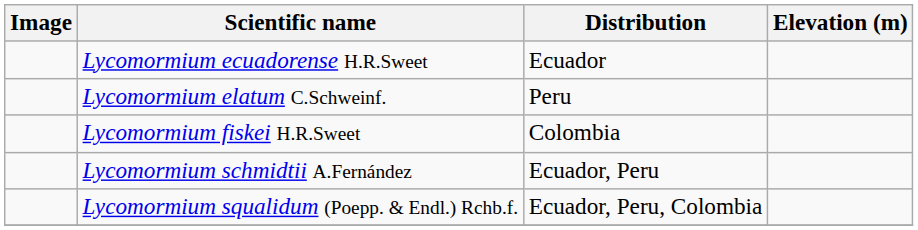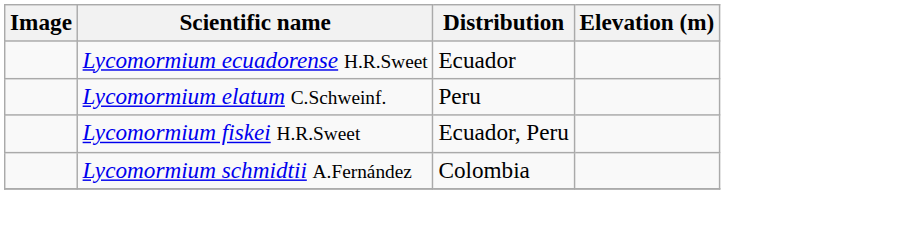(574, 133) Colombia -> (504, 133) Ecuador, Peru
(594, 170) Ecuador, Peru -> (484, 170) Colombia
- row: (300, 206)
